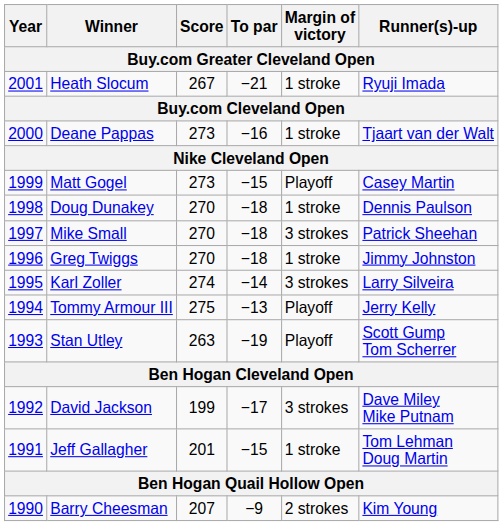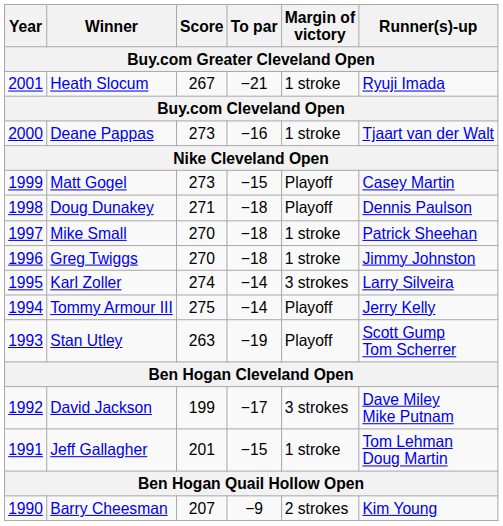(202, 208) 270 -> (202, 208) 271
(313, 208) 1 stroke -> (309, 208) Playoff
(316, 233) 3 strokes -> (313, 233) 1 stroke
(254, 307) −13 -> (254, 307) −14
